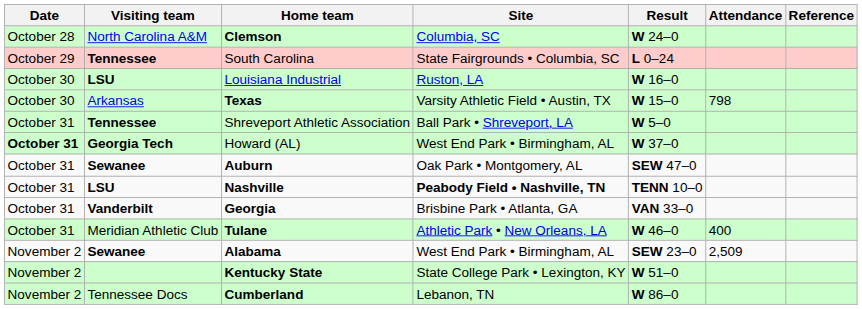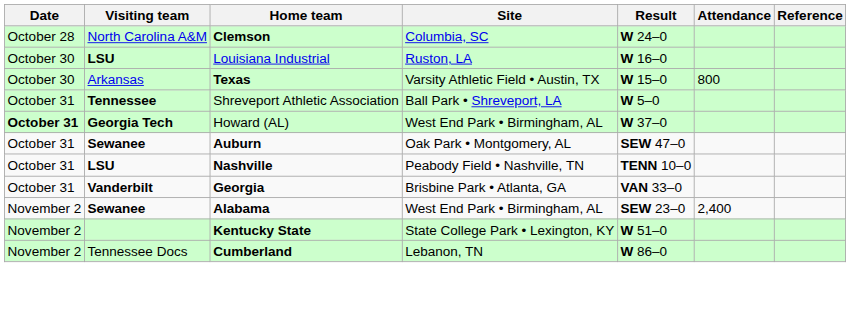- row: (269, 58)
(720, 101) 798 -> (709, 80) 800
(511, 187) bold -> (495, 165) normal
- row: (246, 229)
(726, 251) 2,509 -> (714, 208) 2,400
